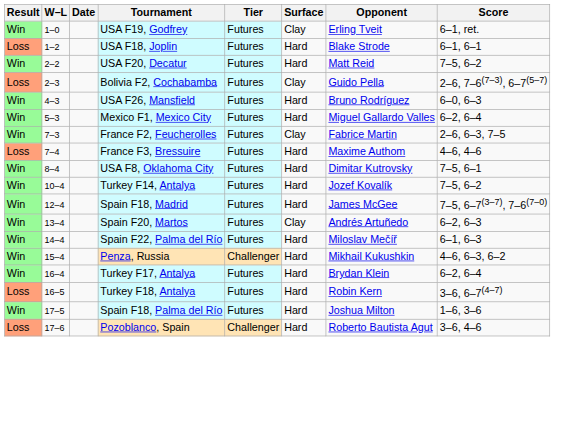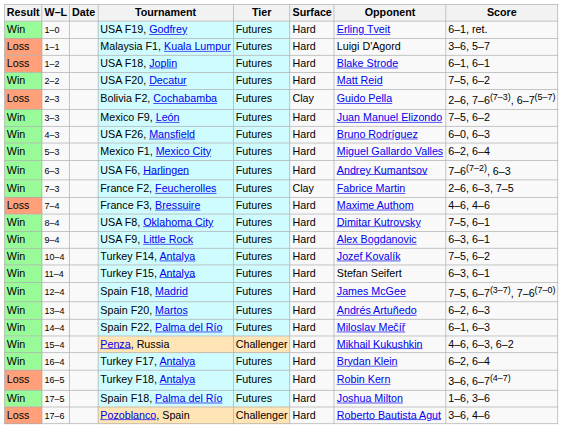(295, 30) Clay -> (304, 30) Hard
+ row: (166, 47)
+ row: (140, 117)
+ row: (145, 170)
+ row: (147, 239)
+ row: (148, 273)
(295, 222) Clay -> (304, 310) Hard
